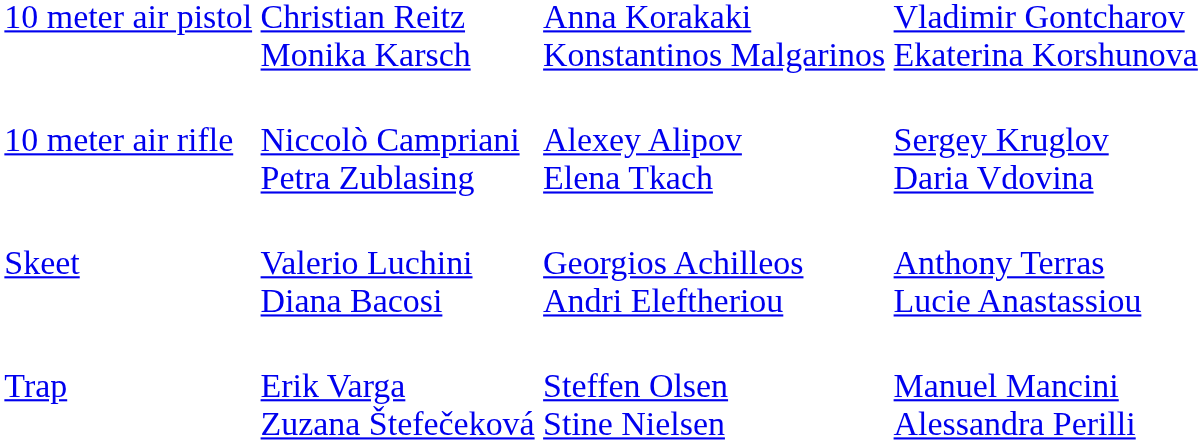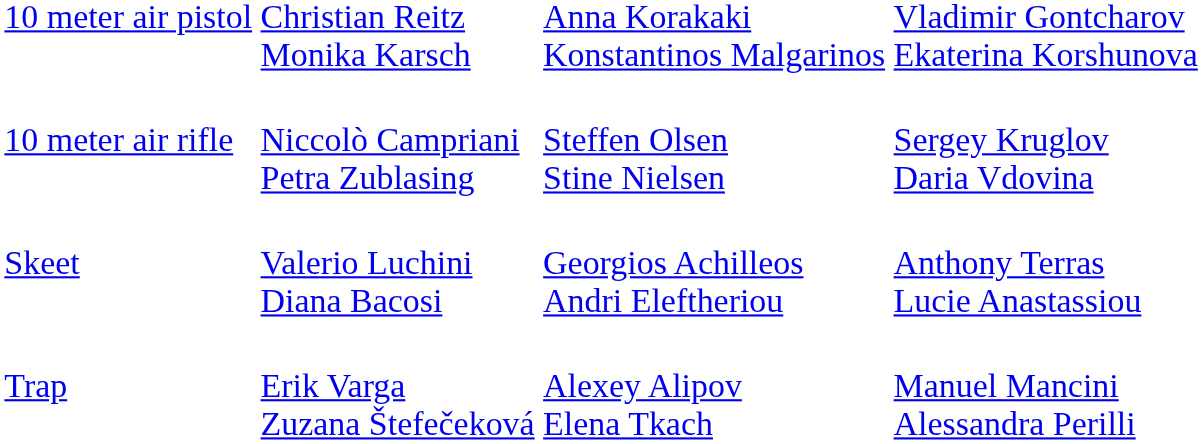(642, 159) Alexey Alipov Elena Tkach -> (636, 159) Steffen Olsen Stine Nielsen
(636, 404) Steffen Olsen Stine Nielsen -> (642, 404) Alexey Alipov Elena Tkach
